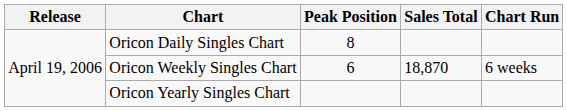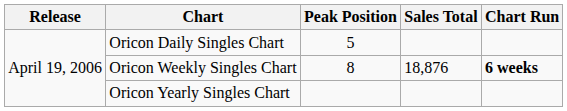(350, 42) 8 -> (350, 42) 5
(350, 67) 6 -> (350, 67) 8
(426, 67) 18,870 -> (426, 67) 18,876
(511, 67) normal -> (511, 67) bold
